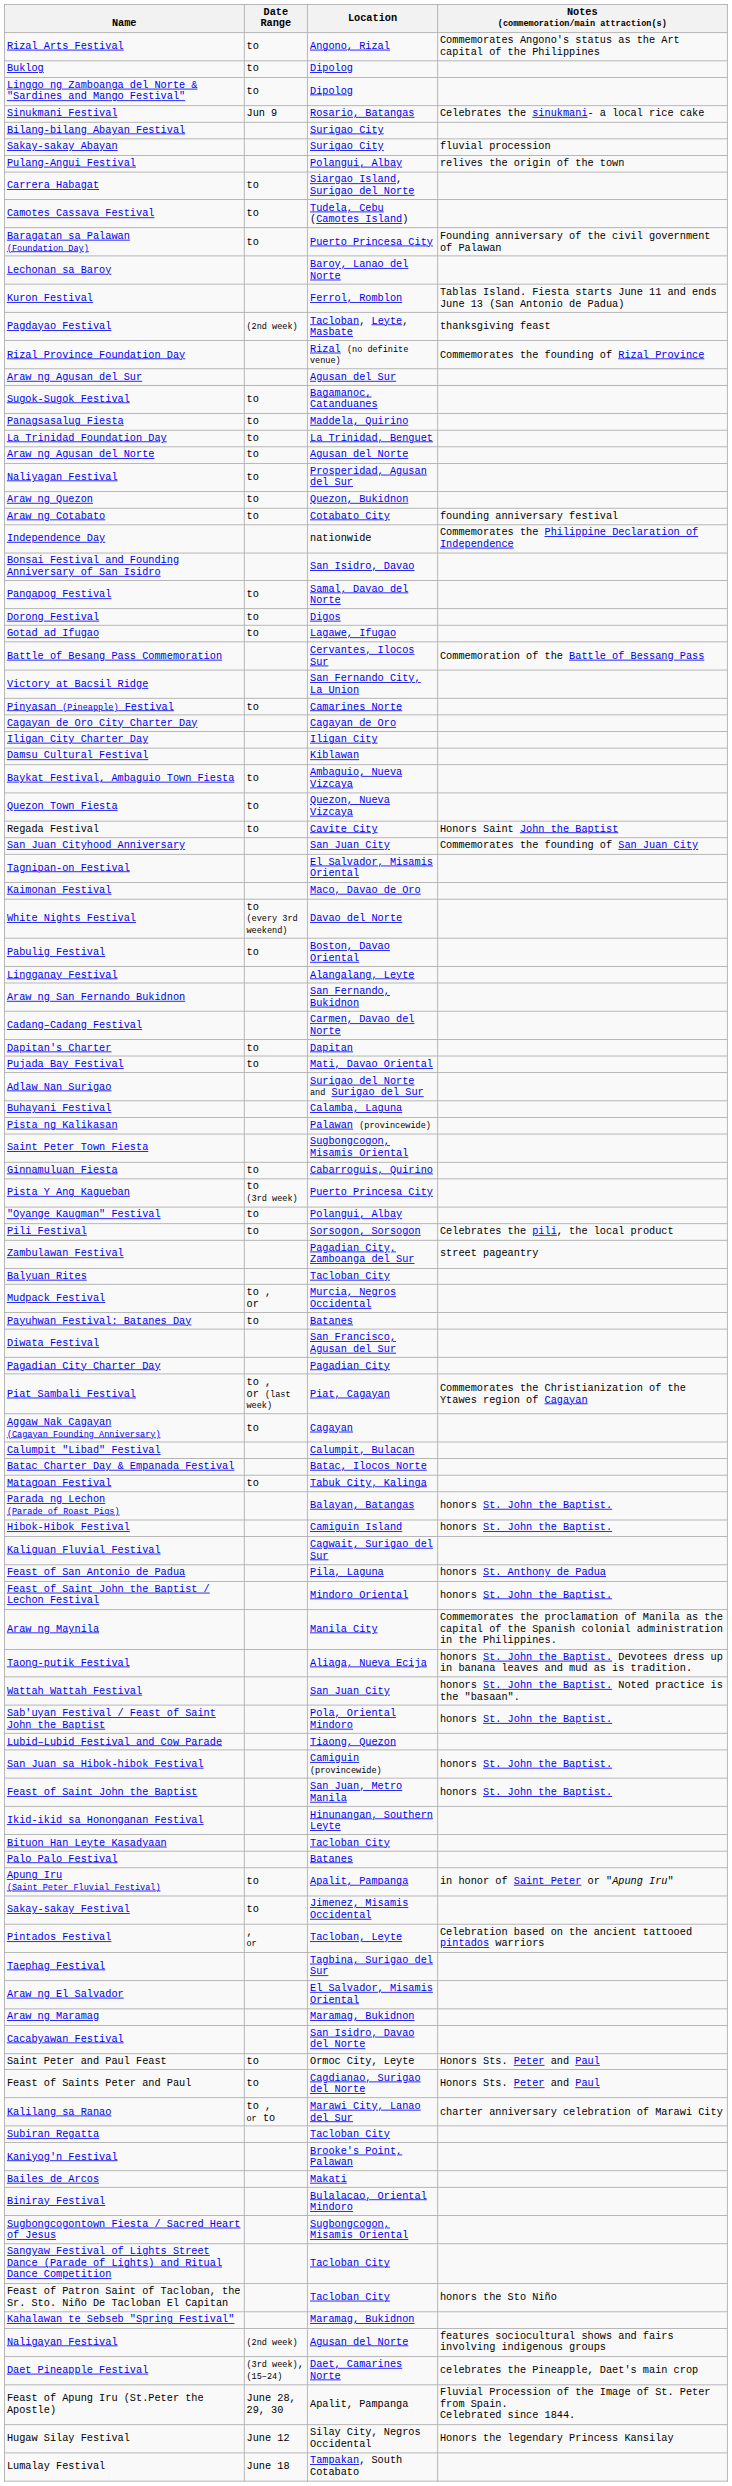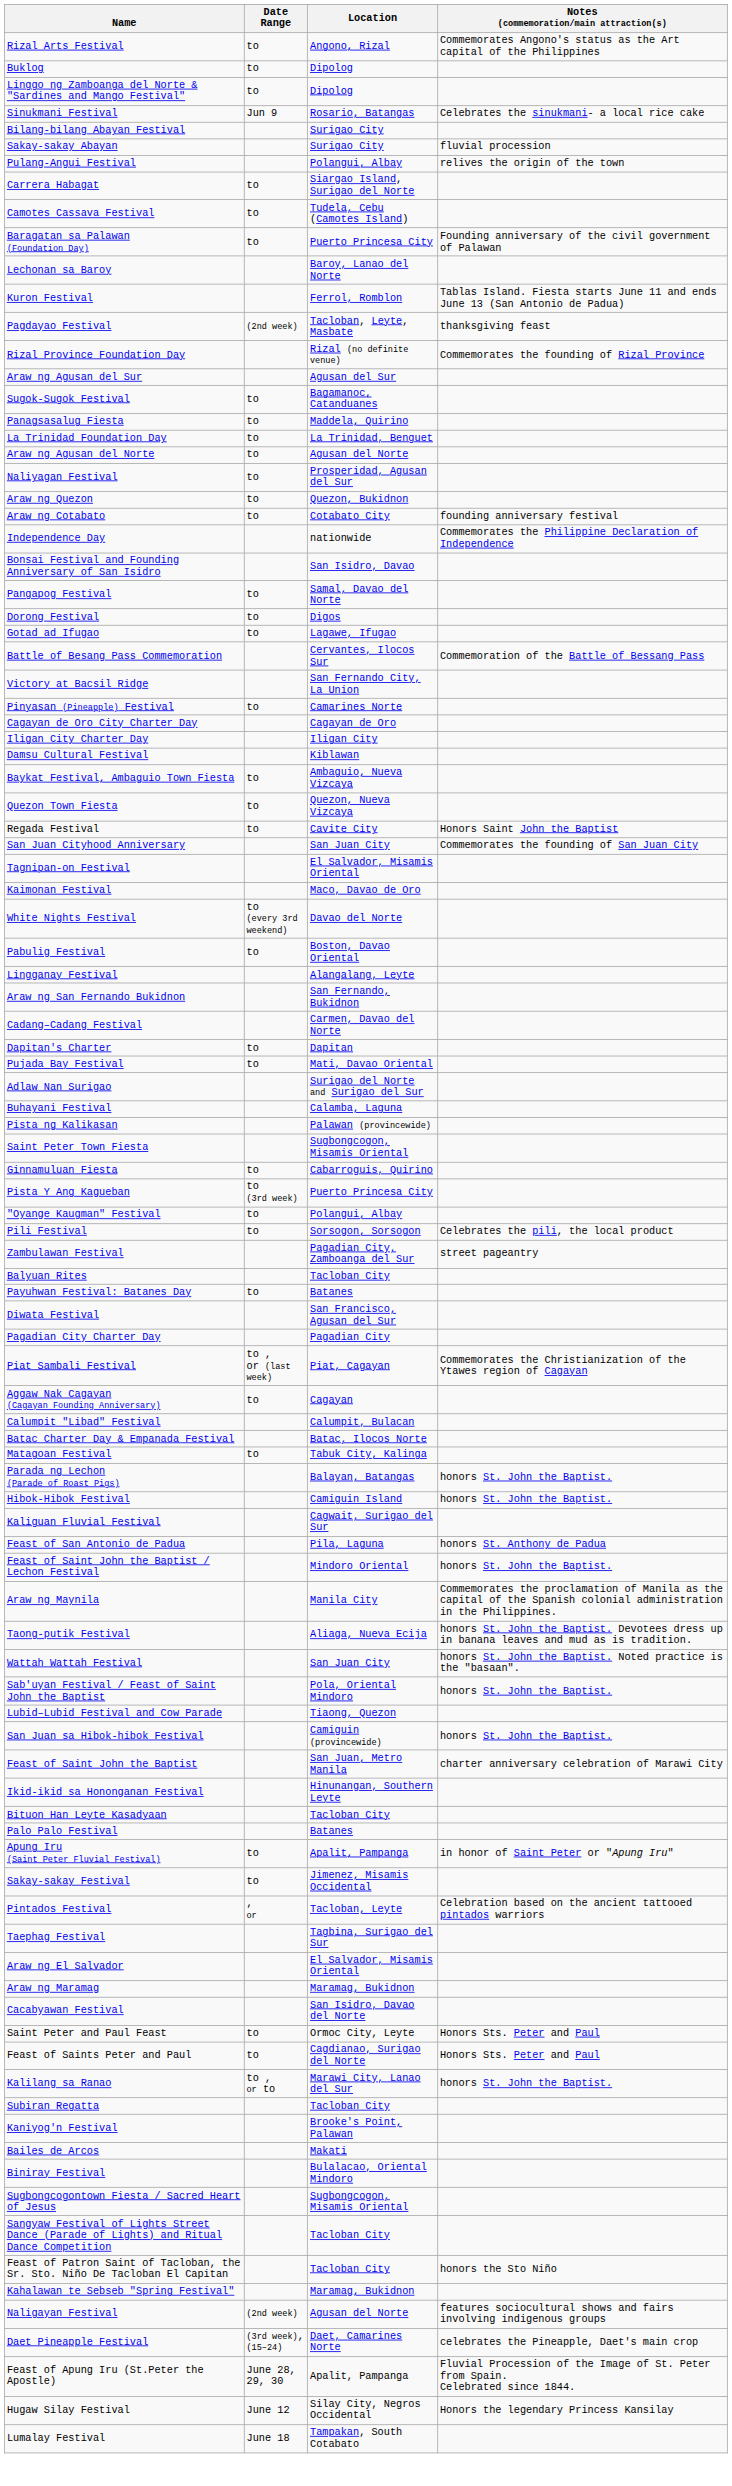- row: (56, 1299)
(526, 1793) honors St. John the Baptist. -> (581, 1765) charter anniversary celebration of Marawi City
(581, 2112) charter anniversary celebration of Marawi City -> (526, 2084) honors St. John the Baptist.
